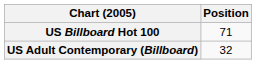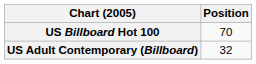(226, 31) 71 -> (226, 31) 70
